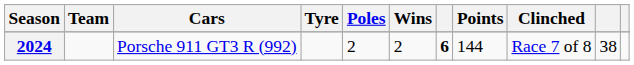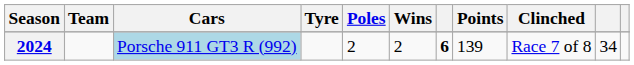(207, 45) no background -> (207, 45) lightblue background
(470, 45) 144 -> (470, 45) 139
(608, 45) 38 -> (608, 45) 34
